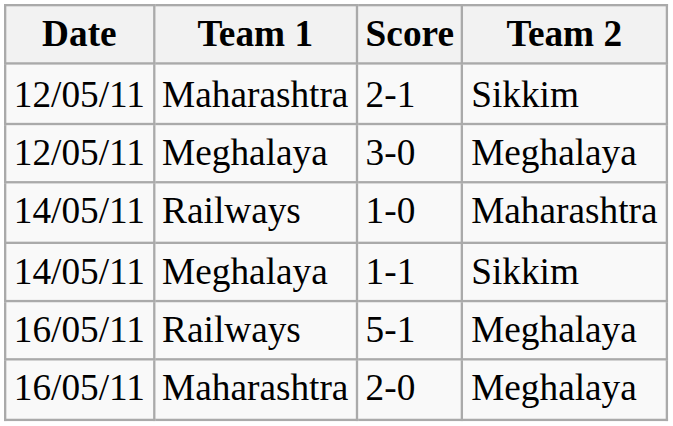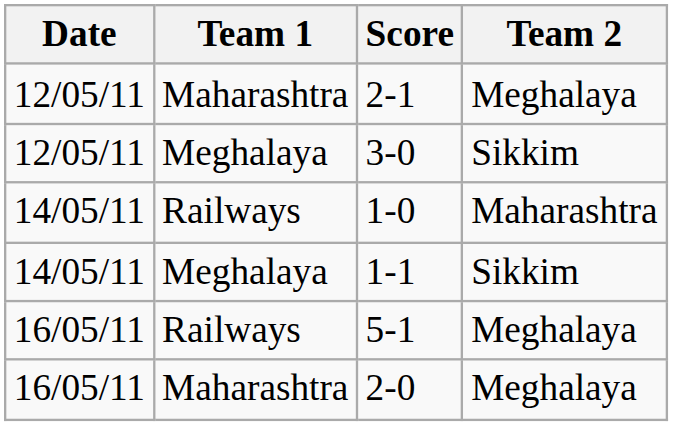(525, 93) Sikkim -> (554, 93) Meghalaya
(554, 152) Meghalaya -> (525, 152) Sikkim
